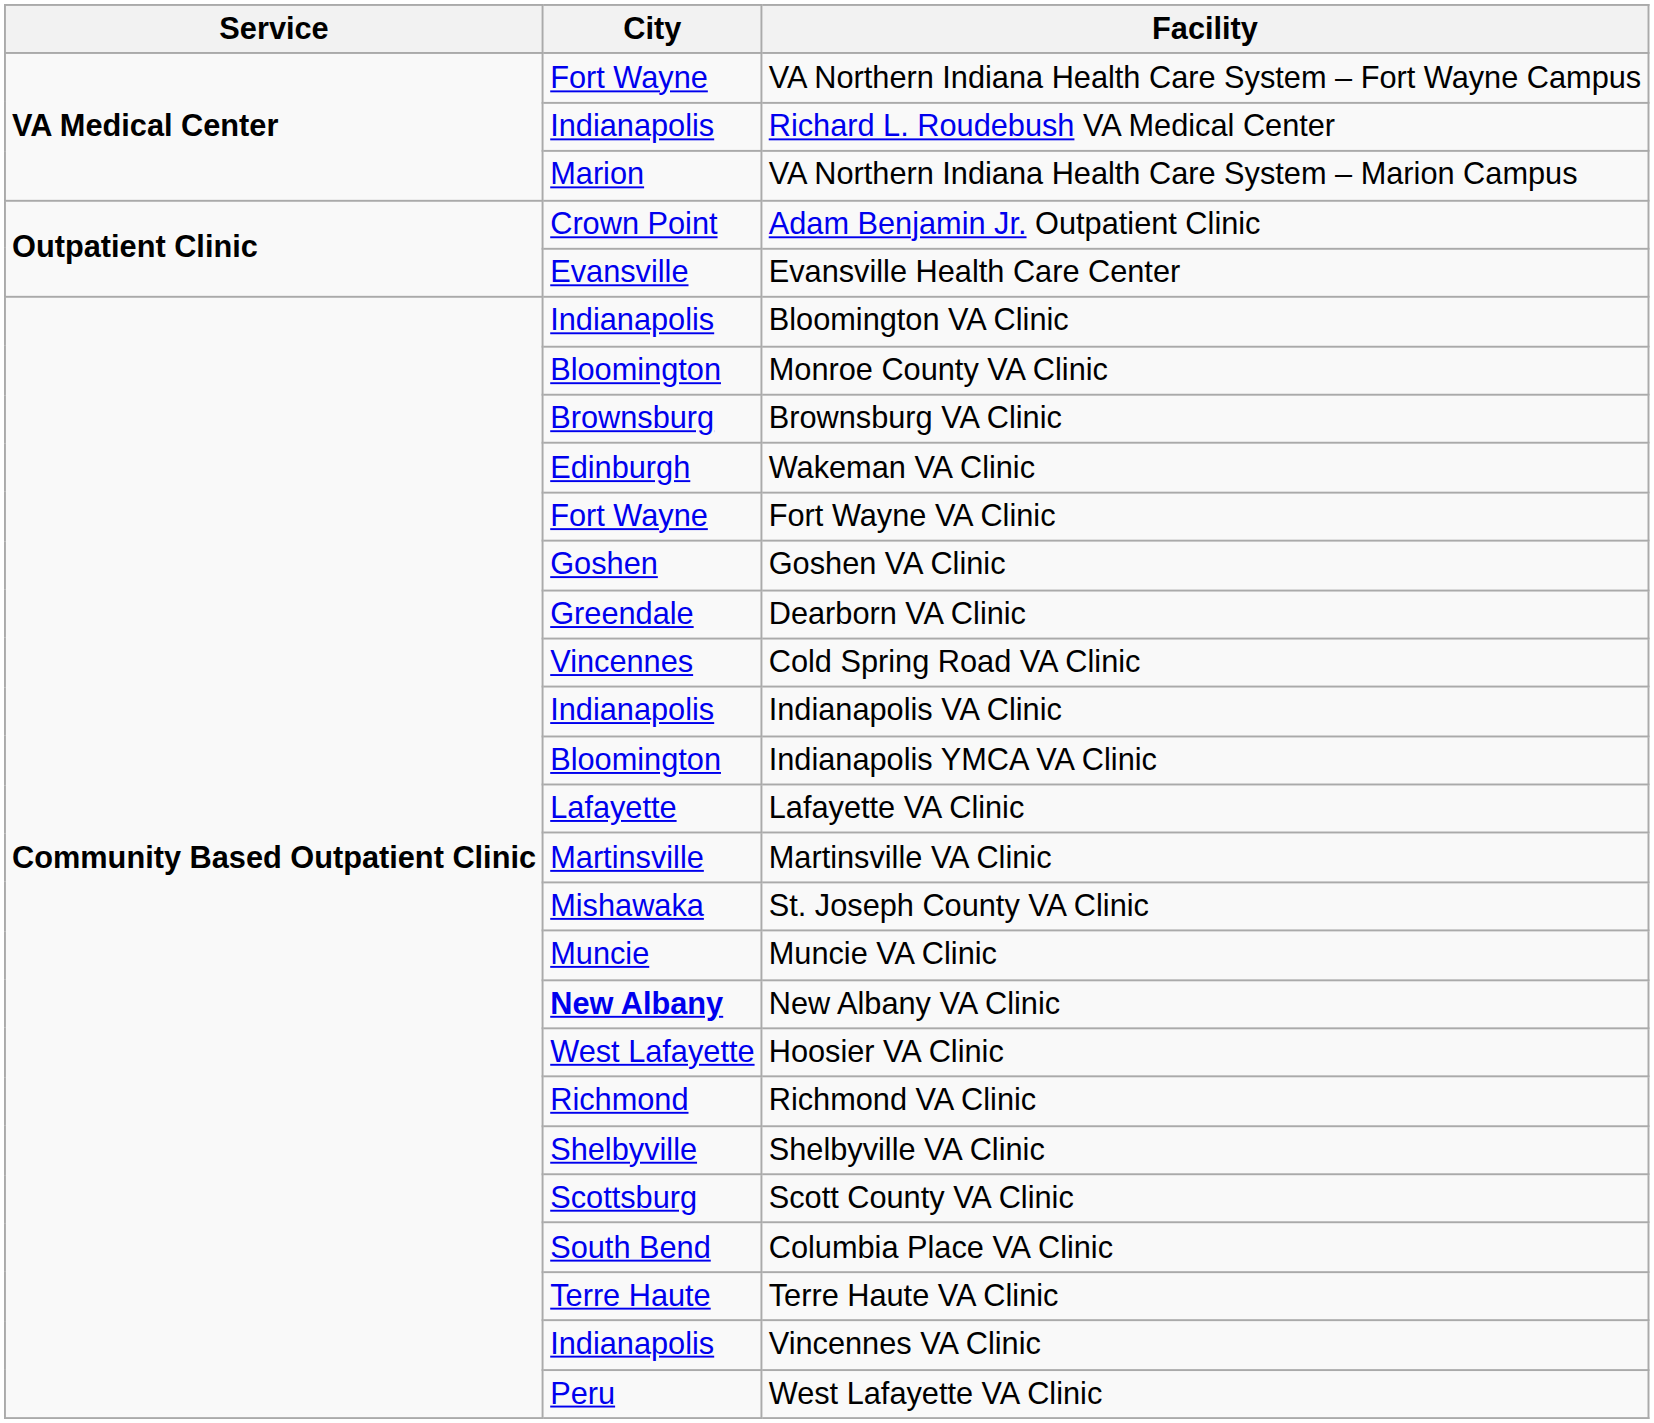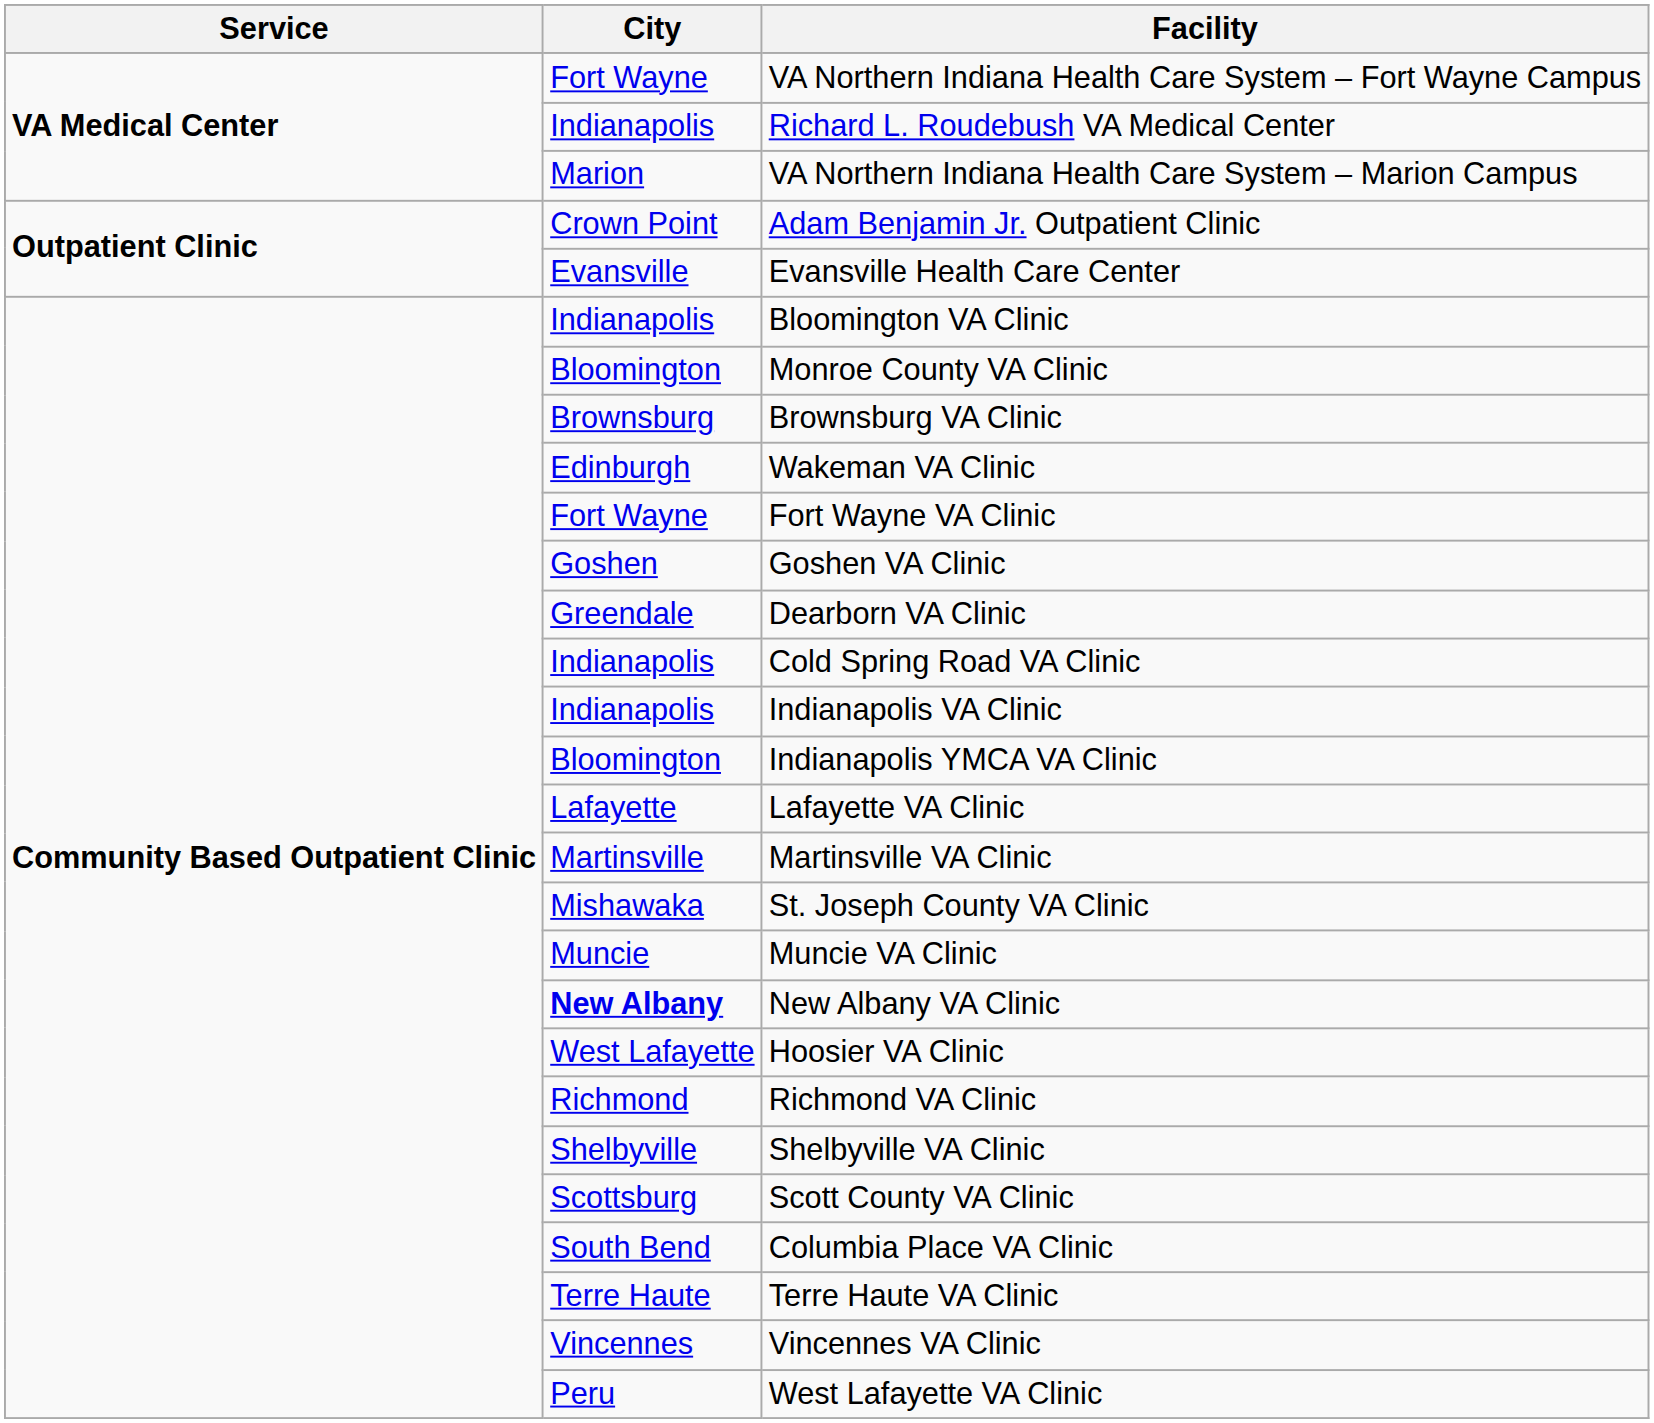(622, 662) Vincennes -> (632, 662) Indianapolis
(632, 1344) Indianapolis -> (622, 1344) Vincennes
